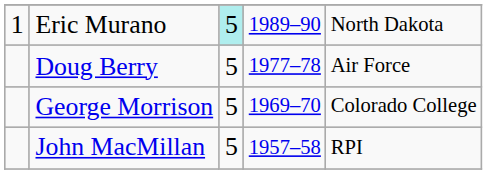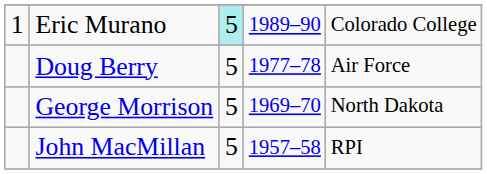(387, 24) North Dakota -> (404, 24) Colorado College
(404, 106) Colorado College -> (387, 106) North Dakota
